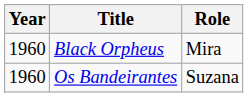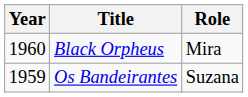(27, 77) 1960 -> (27, 77) 1959
